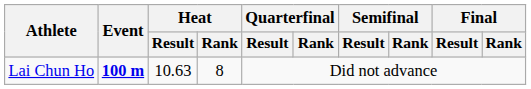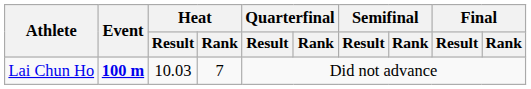(173, 71) 10.63 -> (173, 71) 10.03
(220, 71) 8 -> (220, 71) 7
